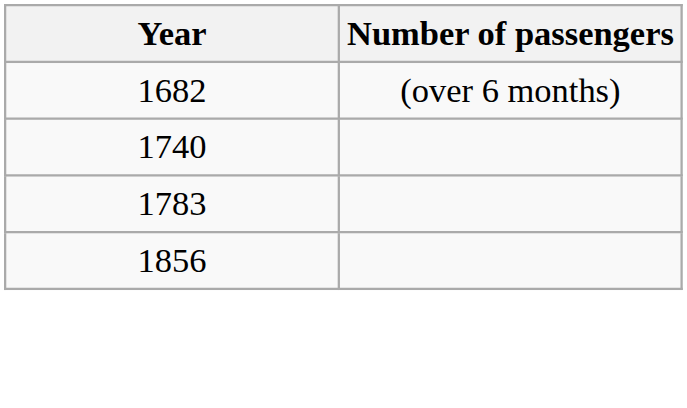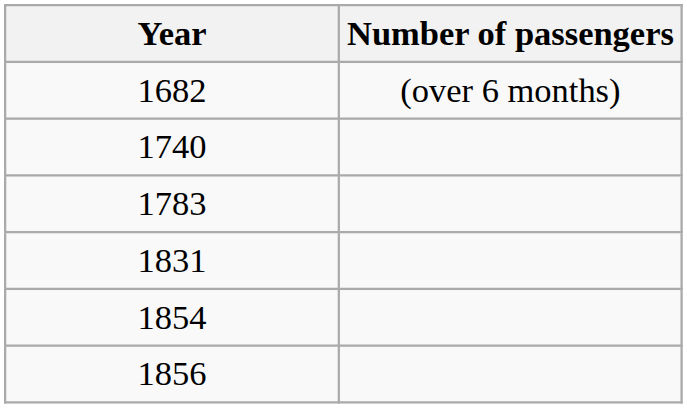+ row: (172, 260)
+ row: (172, 317)
